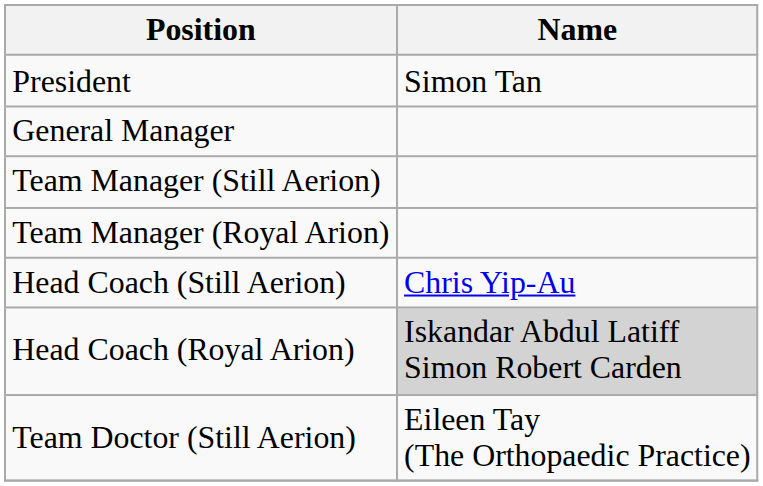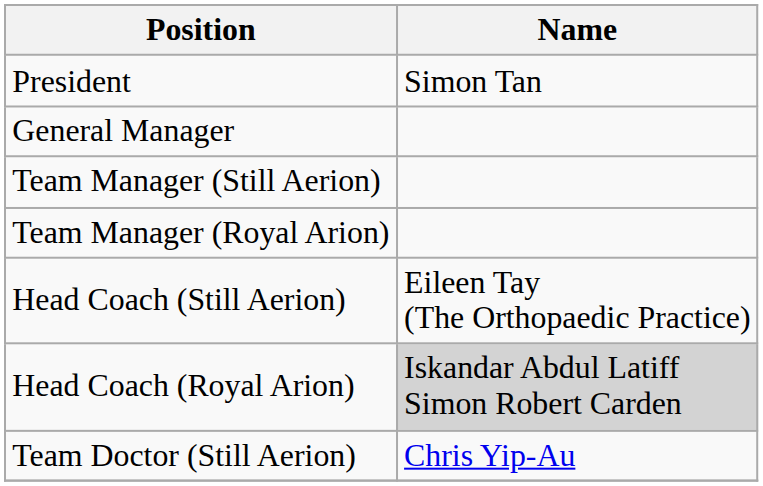(490, 282) Chris Yip-Au -> (577, 300) Eileen Tay (The Orthopaedic Practice)
(577, 436) Eileen Tay (The Orthopaedic Practice) -> (490, 454) Chris Yip-Au
